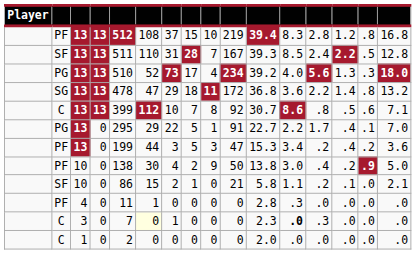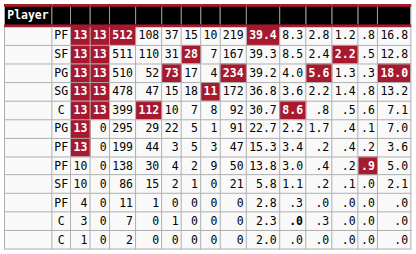(172, 92) 29 -> (172, 92) 15
(156, 222) lightyellow background -> (156, 222) no background
